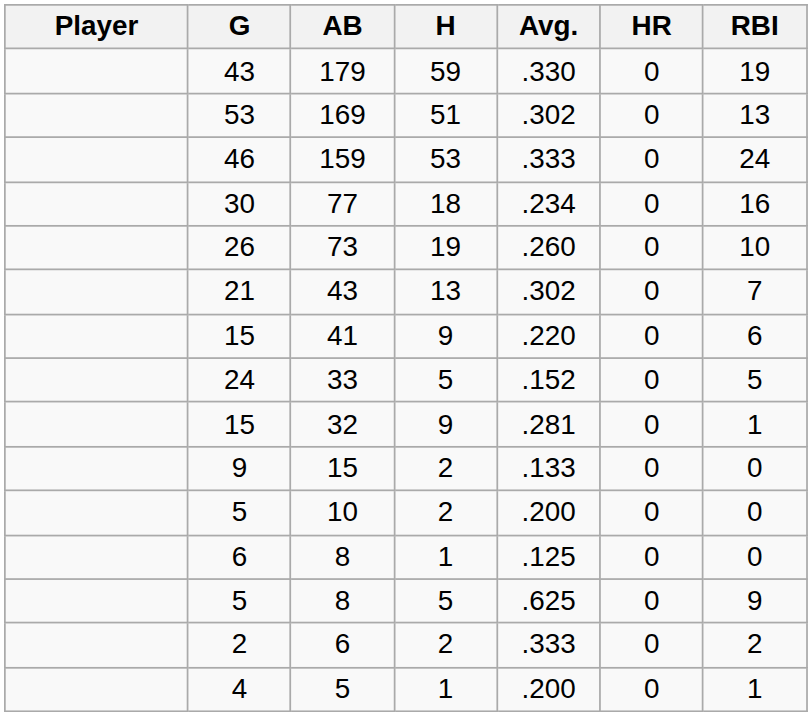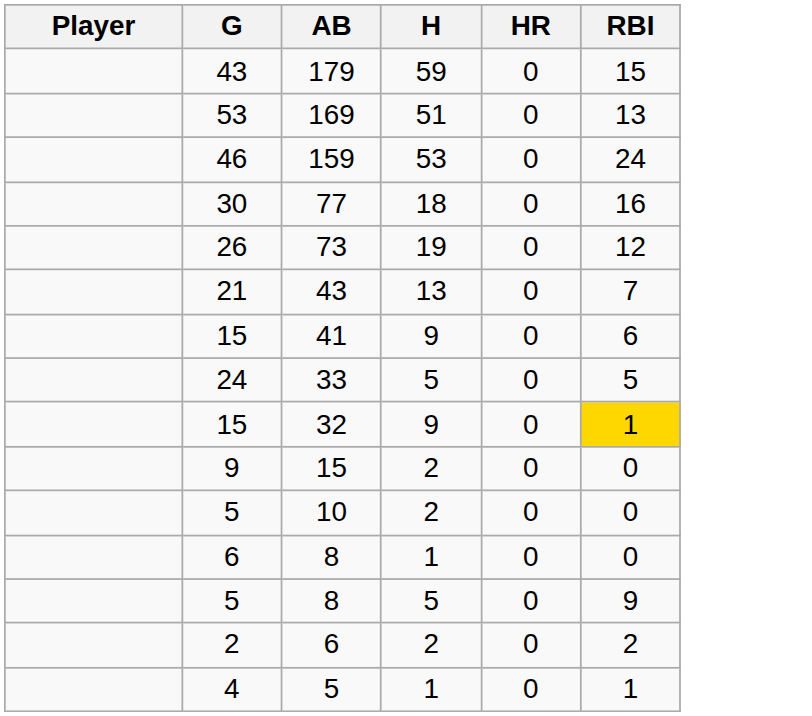- column: (549, 26)
(755, 70) 19 -> (630, 70) 15
(755, 247) 10 -> (630, 247) 12
(755, 423) no background -> (630, 423) gold background
